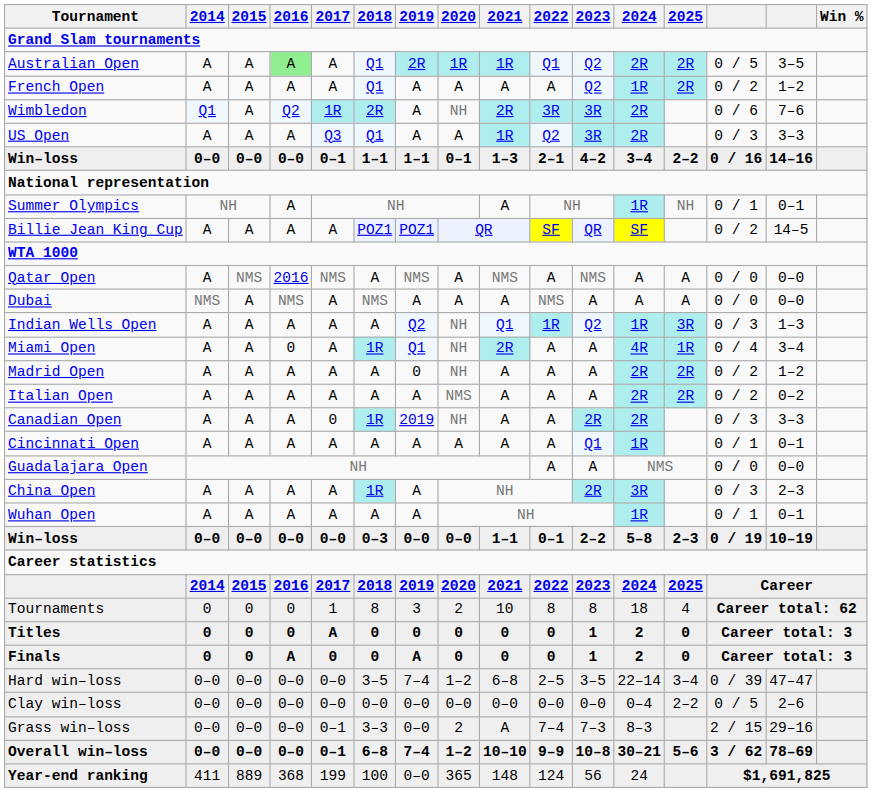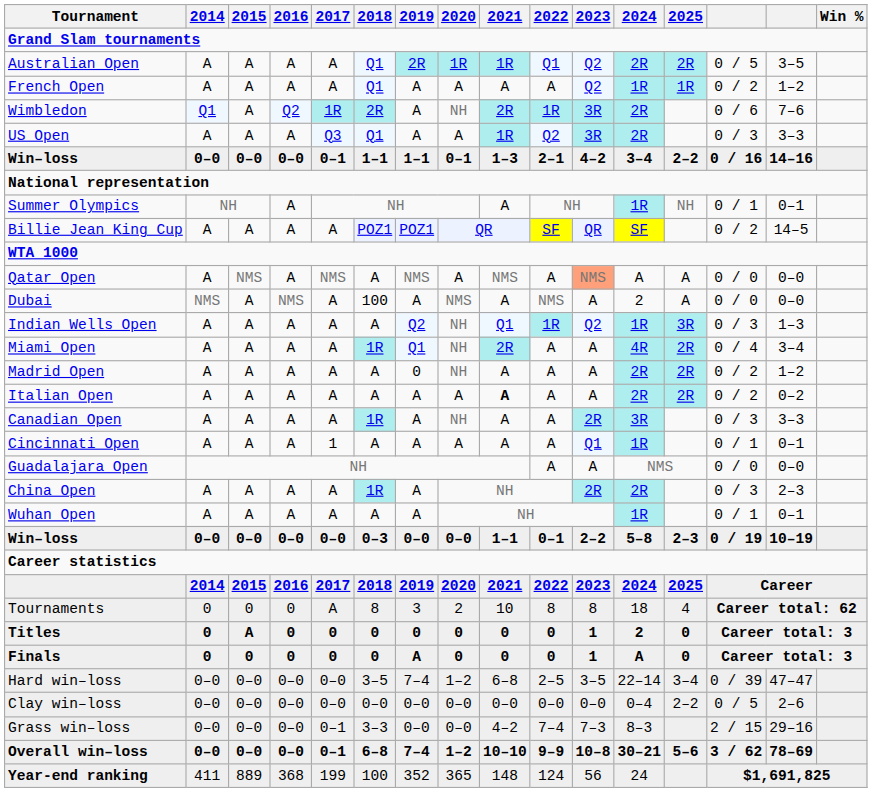(291, 64) lightgreen background -> (291, 64) no background
(685, 88) 2R -> (685, 88) 1R
(551, 111) 3R -> (551, 111) 1R
(291, 277) 2016 -> (291, 277) A
(593, 277) no background -> (593, 277) lightsalmon background
(375, 301) NMS -> (375, 301) 100
(459, 301) A -> (459, 301) NMS
(639, 301) A -> (639, 301) 2
(291, 349) 0 -> (291, 349) A
(685, 349) 1R -> (685, 349) 2R
(459, 396) NMS -> (459, 396) A
(505, 396) normal -> (505, 396) bold
(333, 420) 0 -> (333, 420) A
(417, 420) 2019 -> (417, 420) A
(639, 420) 2R -> (639, 420) 3R
(333, 444) A -> (333, 444) 1
(639, 491) 3R -> (639, 491) 2R
(333, 610) 1 -> (333, 610) A
(249, 633) 0 -> (249, 633) A
(333, 633) A -> (333, 633) 0
(291, 657) A -> (291, 657) 0
(639, 657) 2 -> (639, 657) A
(459, 728) 2 -> (459, 728) 0–0
(505, 728) A -> (505, 728) 4–2
(417, 776) 0–0 -> (417, 776) 352
